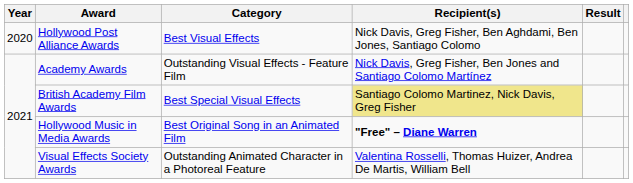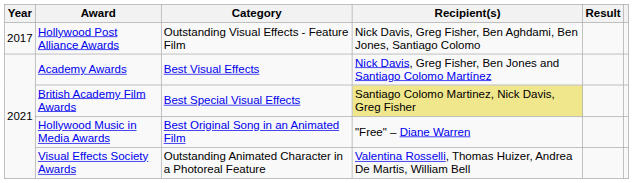(20, 38) 2020 -> (20, 38) 2017
(212, 38) Best Visual Effects -> (256, 38) Outstanding Visual Effects - Feature Film
(256, 69) Outstanding Visual Effects - Feature Film -> (212, 69) Best Visual Effects
(416, 132) bold -> (413, 132) normal
